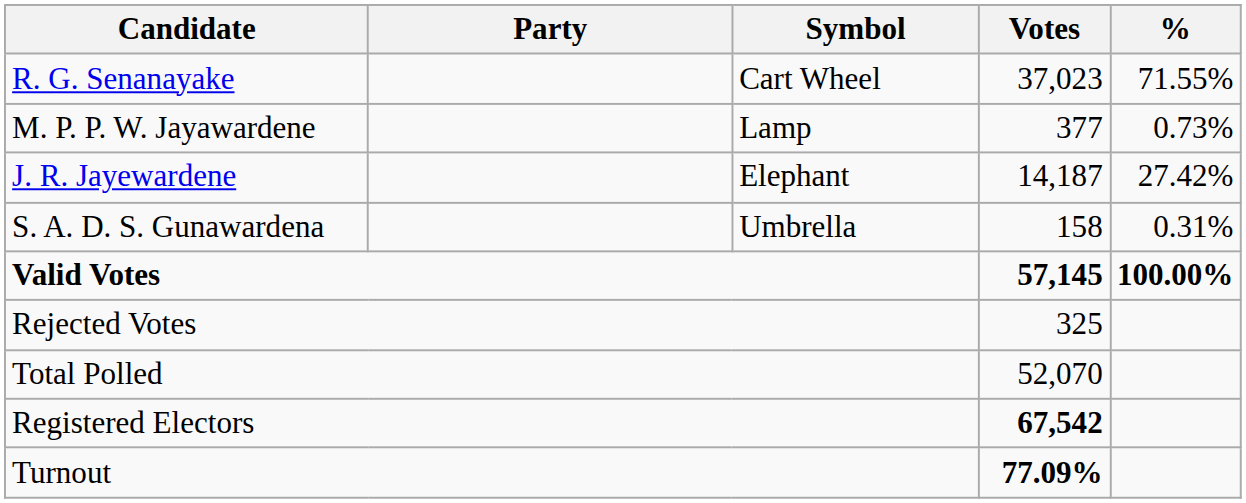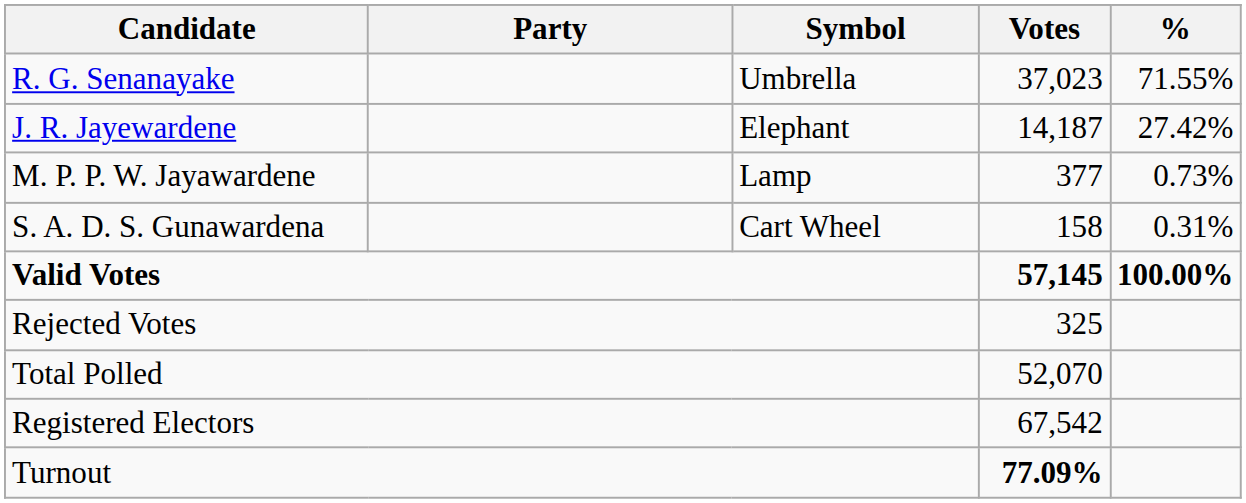(810, 78) Cart Wheel -> (798, 78) Umbrella
rows swapped: (124, 176) <-> (164, 127)
(798, 226) Umbrella -> (810, 226) Cart Wheel
(1060, 422) bold -> (1060, 422) normal
